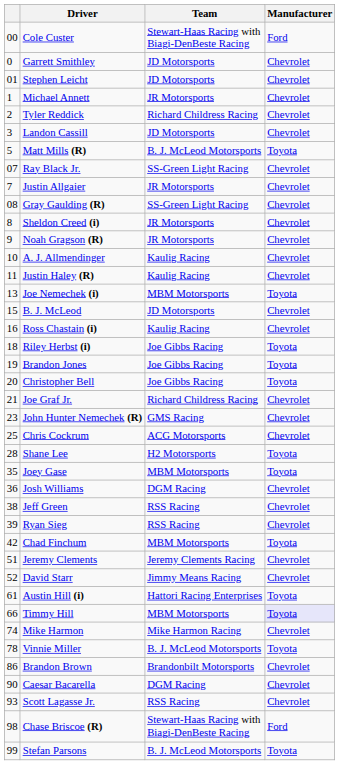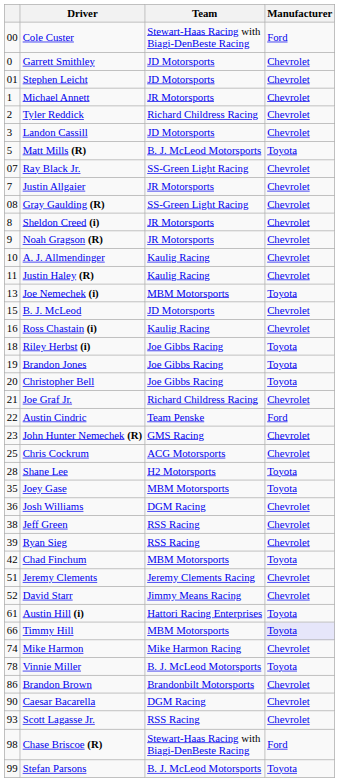+ row: (55, 417)
